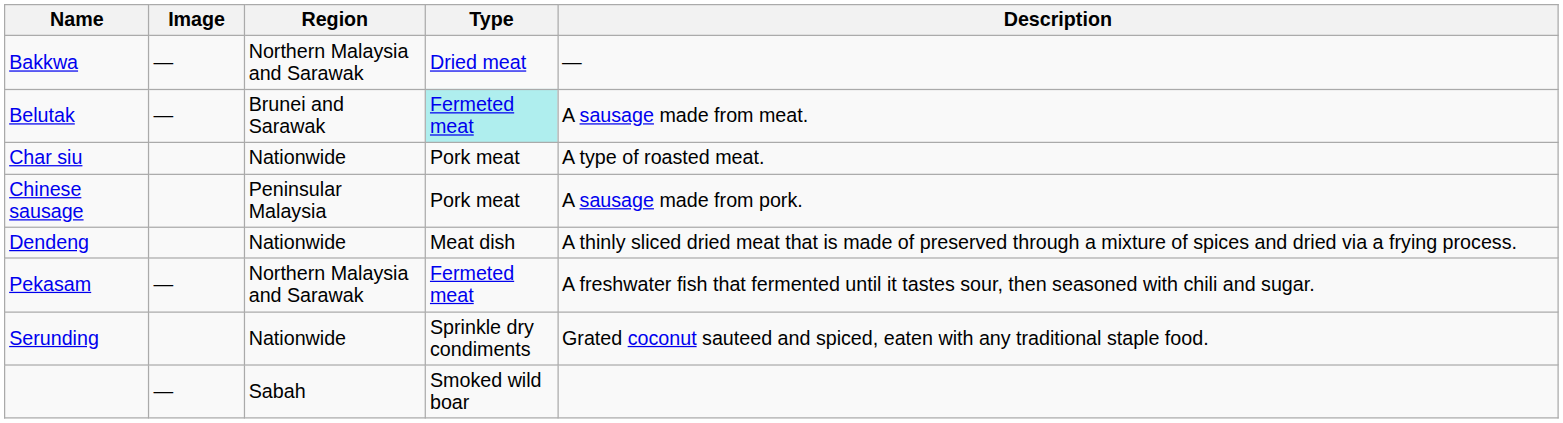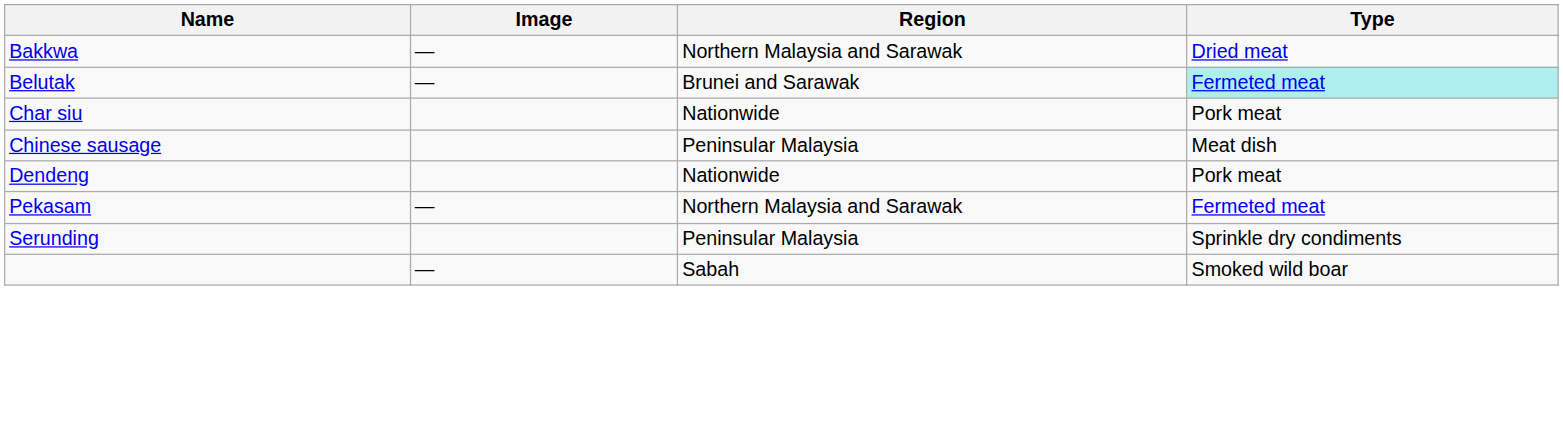- column: (1058, 20)
(475, 200) Pork meat -> (1234, 144) Meat dish
(473, 242) Meat dish -> (1236, 176) Pork meat
(297, 338) Nationwide -> (770, 238) Peninsular Malaysia
